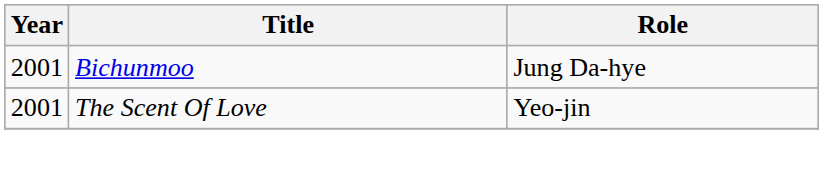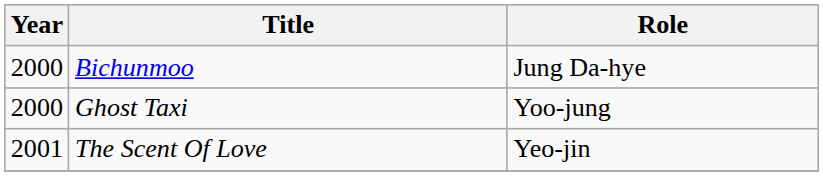(37, 66) 2001 -> (37, 66) 2000
+ row: (131, 107)
